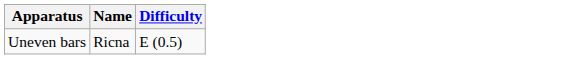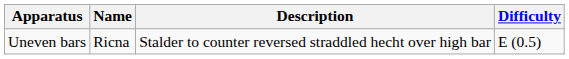+ column: (315, 16)
